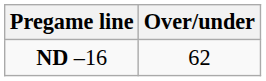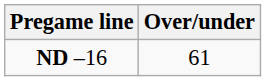(199, 57) 62 -> (199, 57) 61
